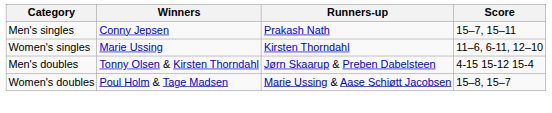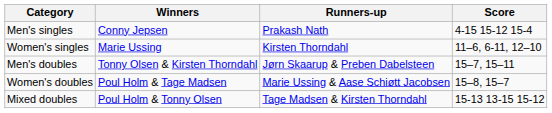(486, 30) 15–7, 15–11 -> (494, 30) 4-15 15-12 15-4
(495, 64) 4-15 15-12 15-4 -> (485, 64) 15–7, 15–11
+ row: (42, 99)
